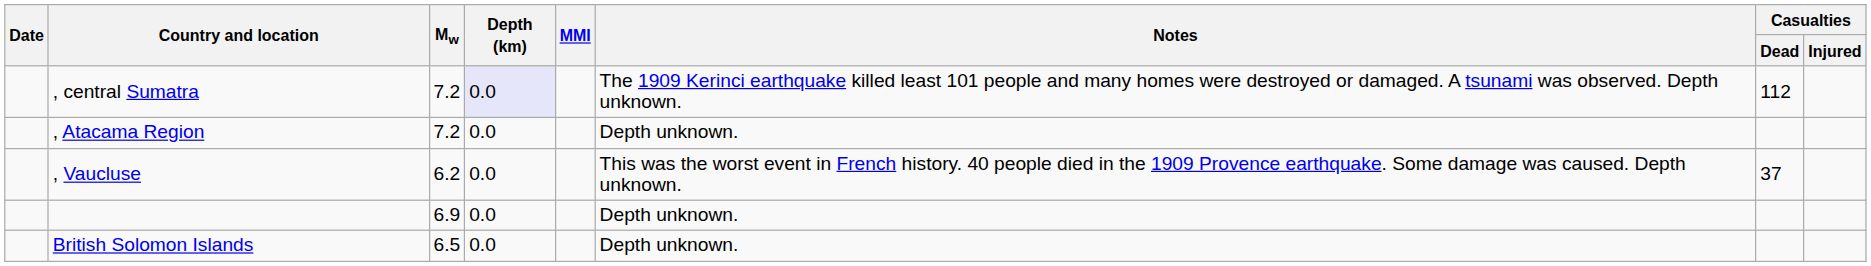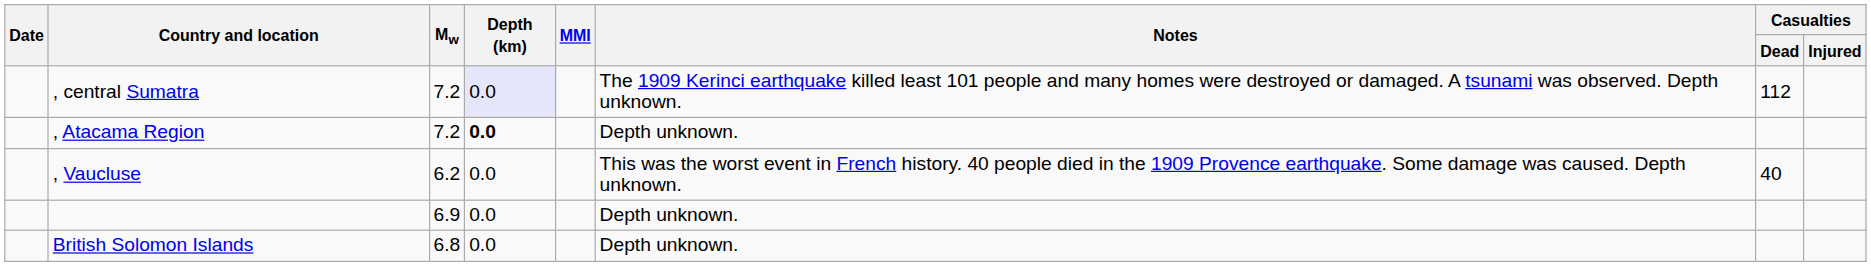(482, 132) normal -> (482, 132) bold
(1771, 173) 37 -> (1771, 173) 40
(447, 245) 6.5 -> (447, 245) 6.8
